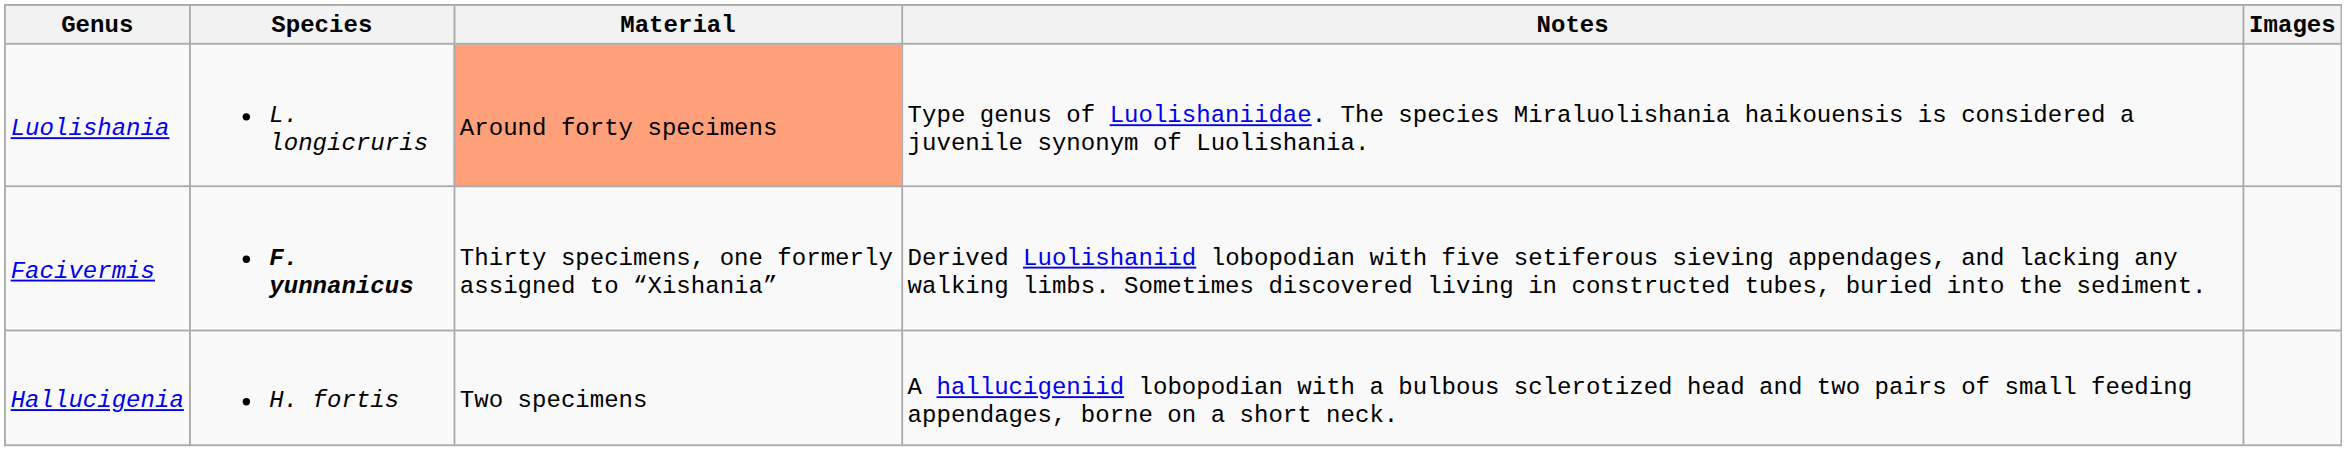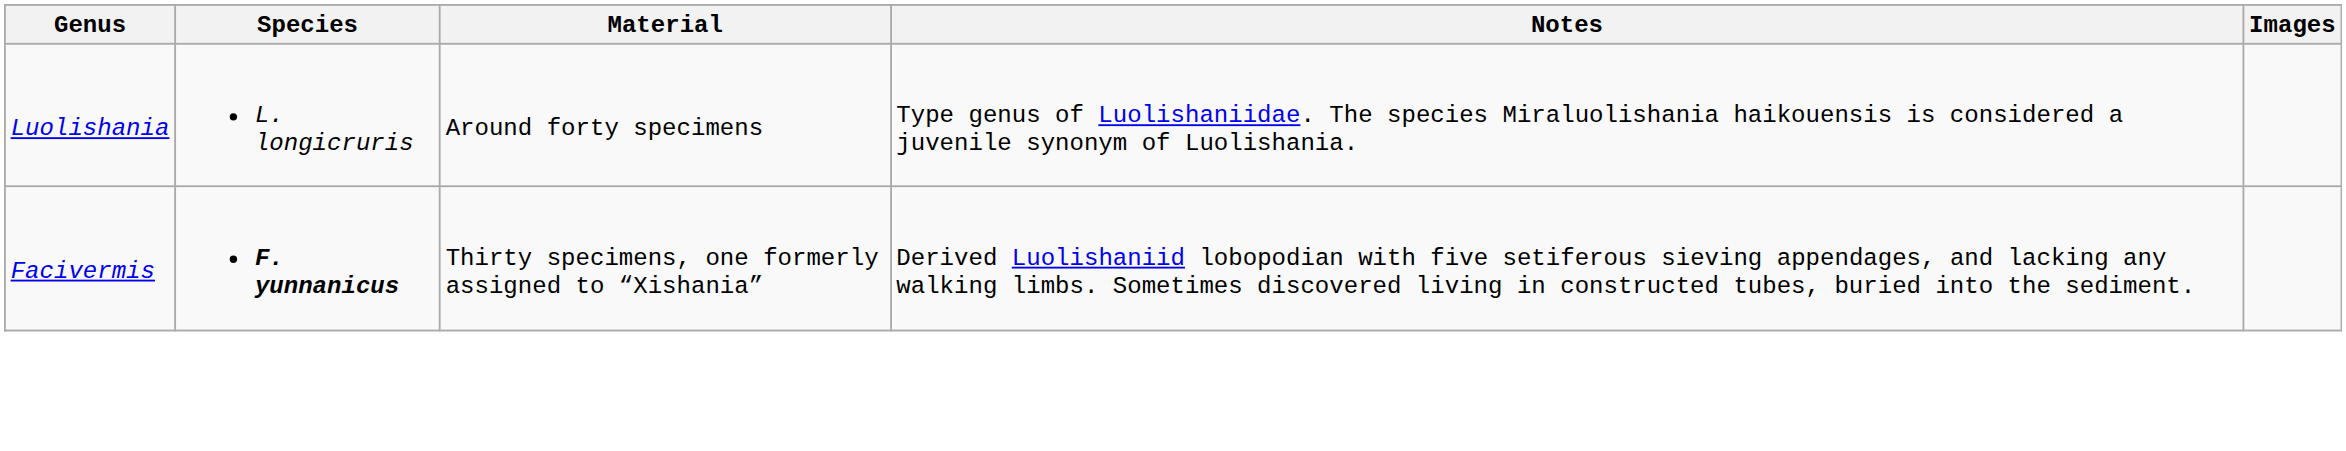(619, 129) lightsalmon background -> (604, 129) no background
- row: (97, 401)
